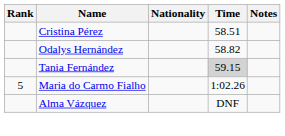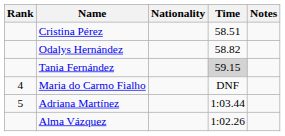(20, 85) 5 -> (20, 85) 4
(228, 85) 1:02.26 -> (228, 85) DNF
+ row: (79, 103)
(228, 103) DNF -> (228, 121) 1:02.26
